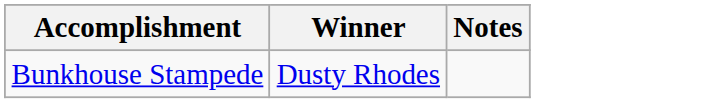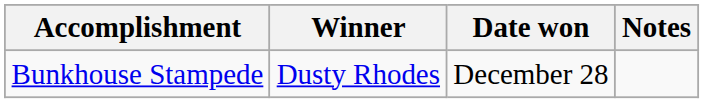+ column: (531, 27)
